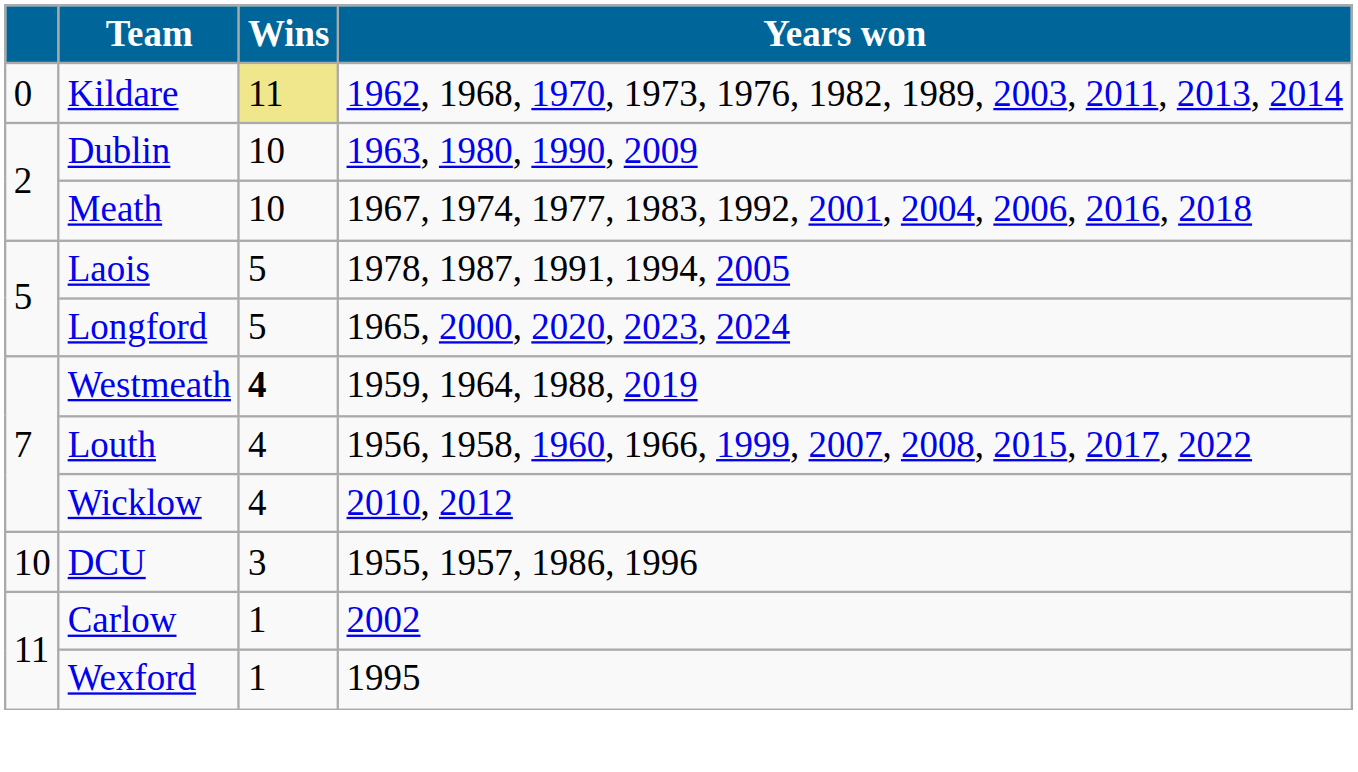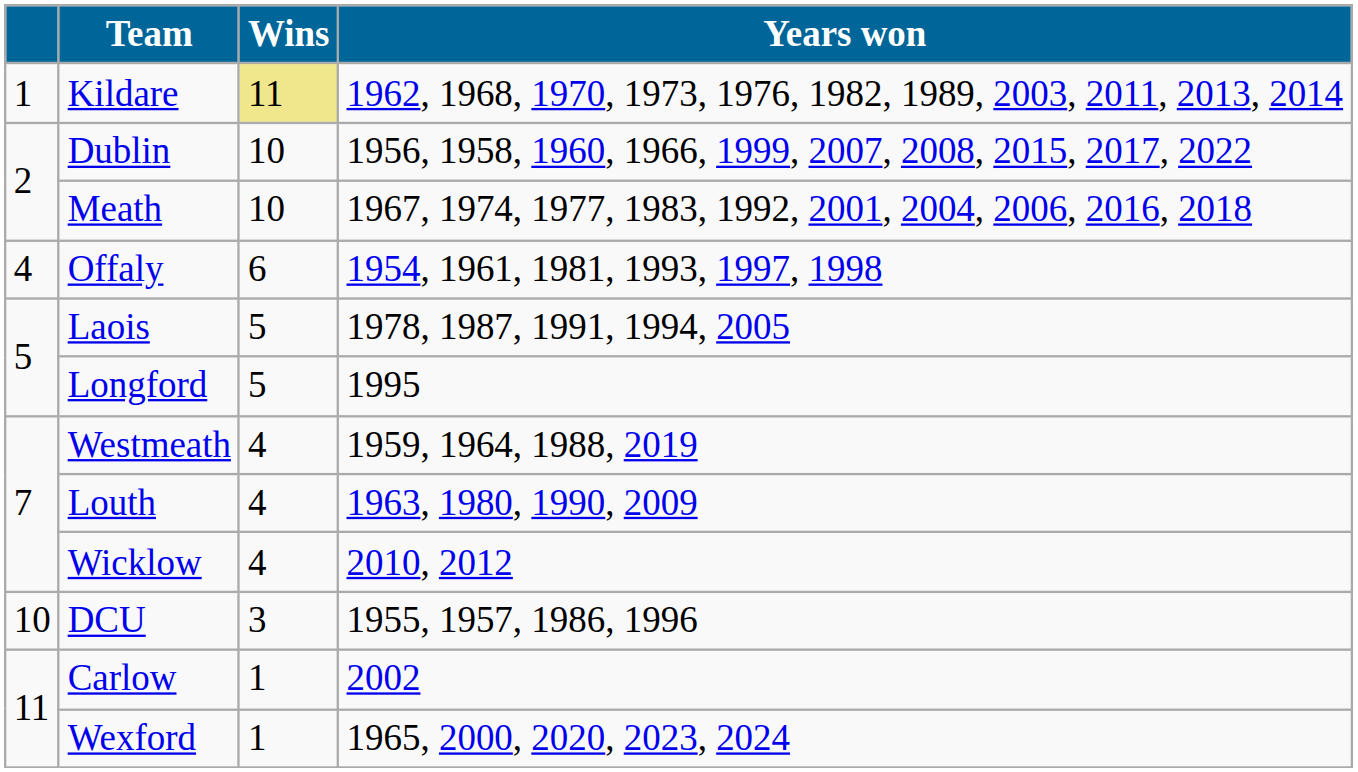(23, 92) 0 -> (23, 92) 1
(522, 151) 1963, 1980, 1990, 2009 -> (799, 151) 1956, 1958, 1960, 1966, 1999, 2007, 2008, 2015, 2017, 2022
+ row: (116, 268)
(568, 326) 1965, 2000, 2020, 2023, 2024 -> (383, 385) 1995
(257, 385) bold -> (257, 444) normal
(799, 444) 1956, 1958, 1960, 1966, 1999, 2007, 2008, 2015, 2017, 2022 -> (522, 502) 1963, 1980, 1990, 2009
(383, 678) 1995 -> (568, 737) 1965, 2000, 2020, 2023, 2024
